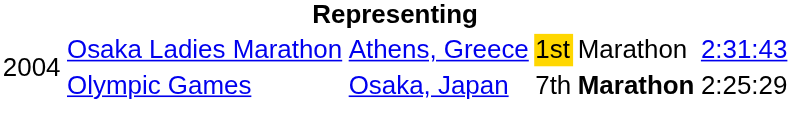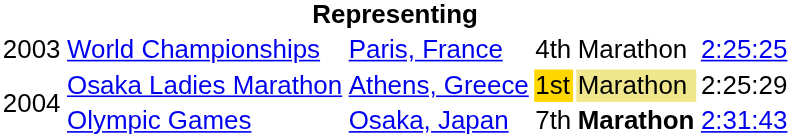+ row: (194, 49)
(633, 49) no background -> (633, 85) khaki background
(744, 49) 2:31:43 -> (744, 85) 2:25:29
(744, 85) 2:25:29 -> (744, 121) 2:31:43
